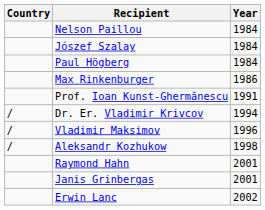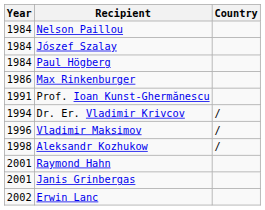columns swapped: (245, 13) <-> (28, 13)
